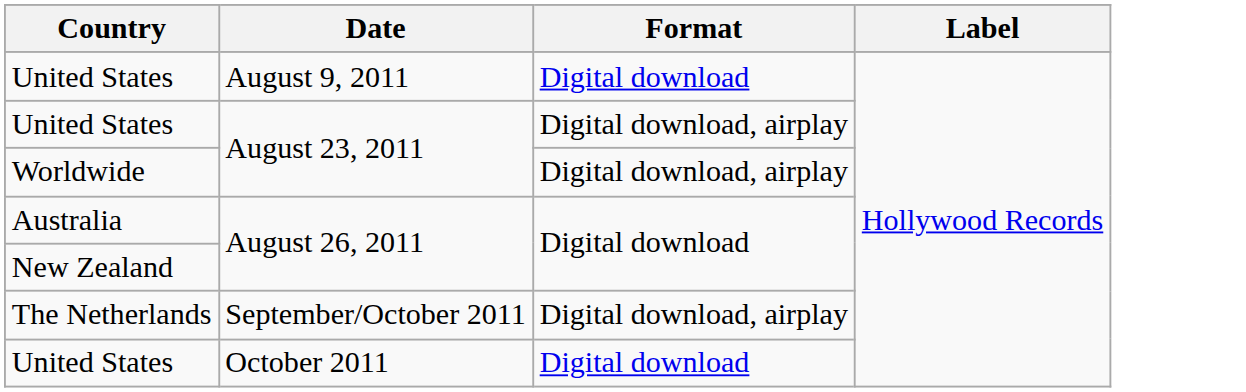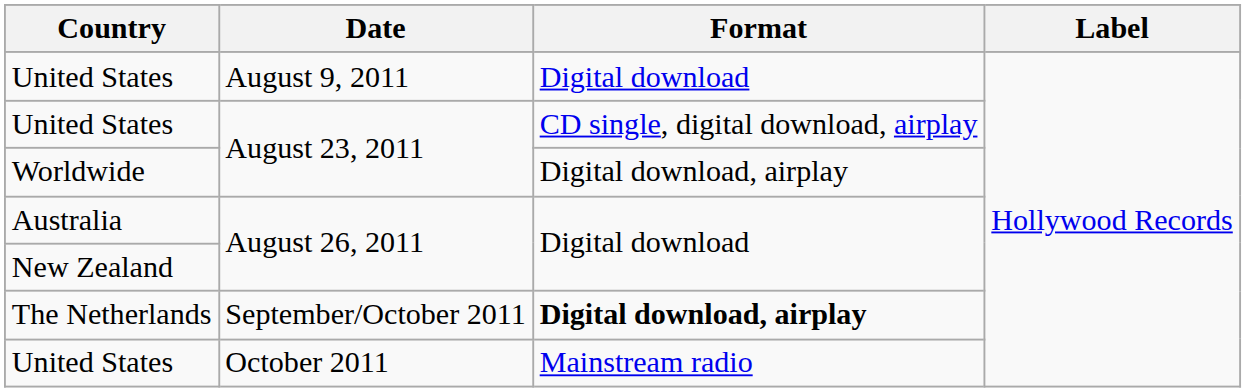(694, 123) Digital download, airplay -> (759, 123) CD single, digital download, airplay
(694, 314) normal -> (703, 314) bold
(645, 362) Digital download -> (646, 362) Mainstream radio
